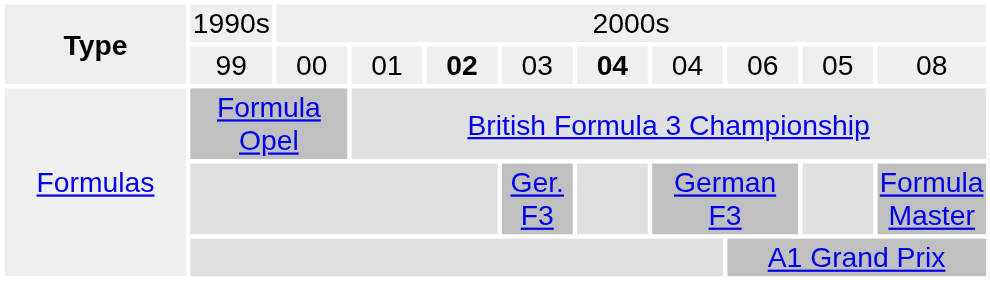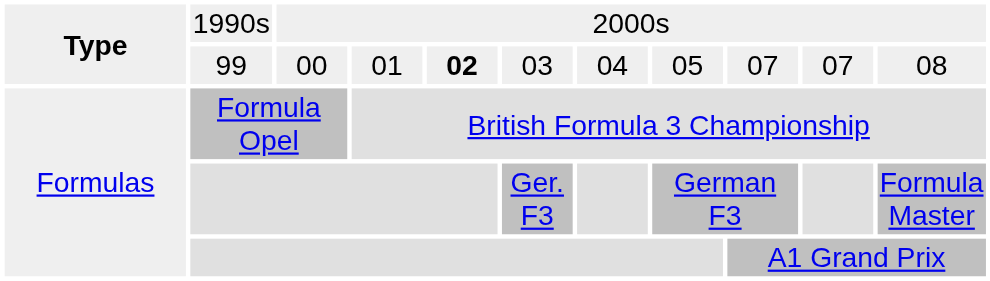(612, 65) bold -> (612, 65) normal
(688, 65) 04 -> (688, 65) 05
(763, 65) 06 -> (763, 65) 07
(838, 65) 05 -> (838, 65) 07
